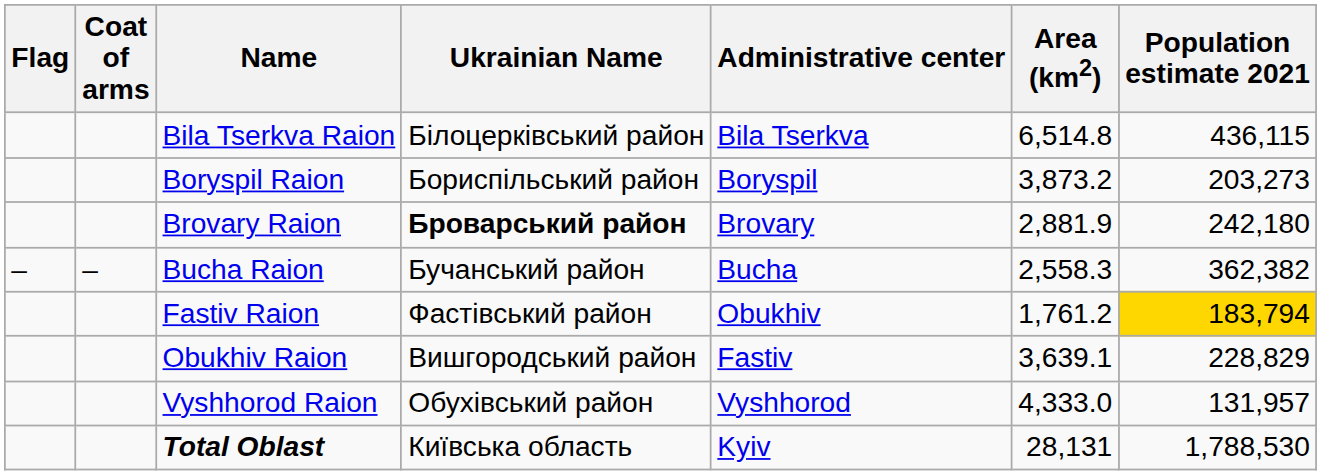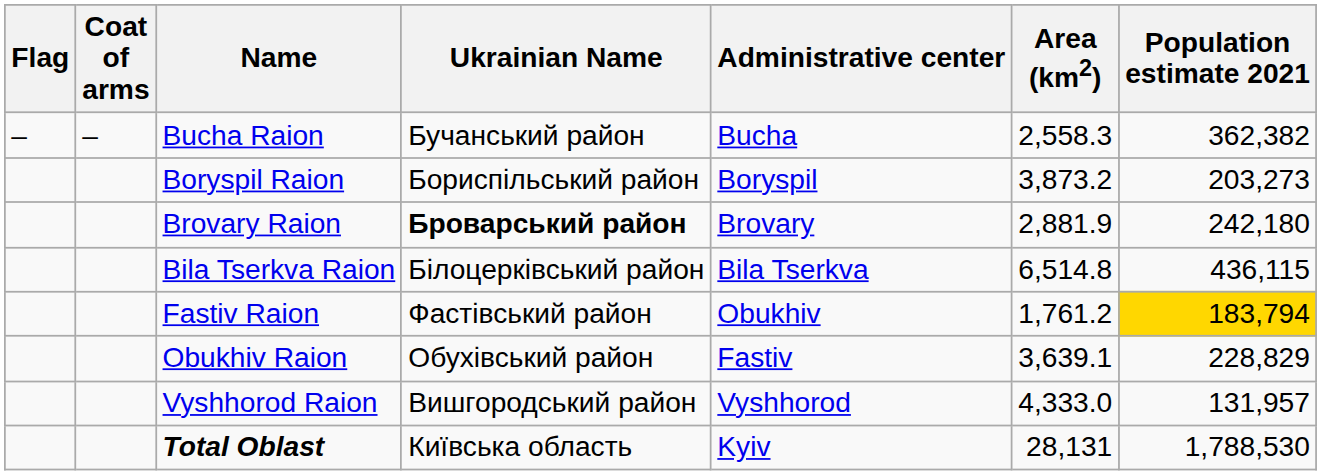rows swapped: (279, 134) <-> (243, 268)
(552, 358) Вишгородський район -> (531, 358) Обухівський район
(531, 402) Обухівський район -> (552, 402) Вишгородський район
